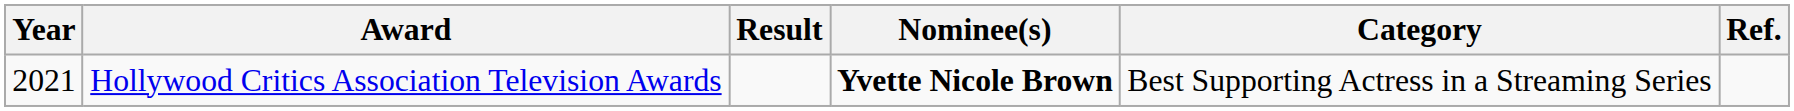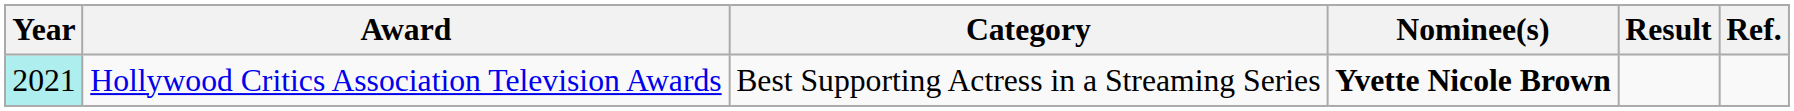columns swapped: (1419, 29) <-> (779, 29)
(44, 79) no background -> (44, 79) paleturquoise background
